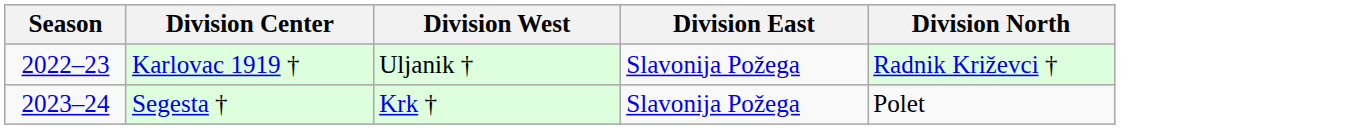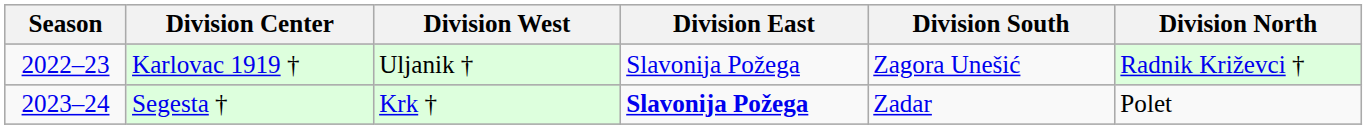+ column: (991, 24)
(713, 104) normal -> (717, 104) bold
